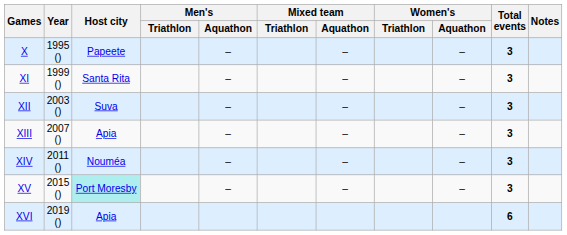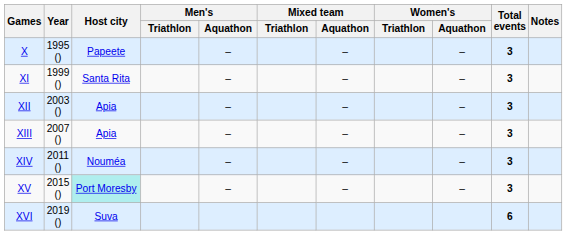(106, 107) Suva -> (106, 107) Apia
(106, 217) Apia -> (106, 217) Suva
